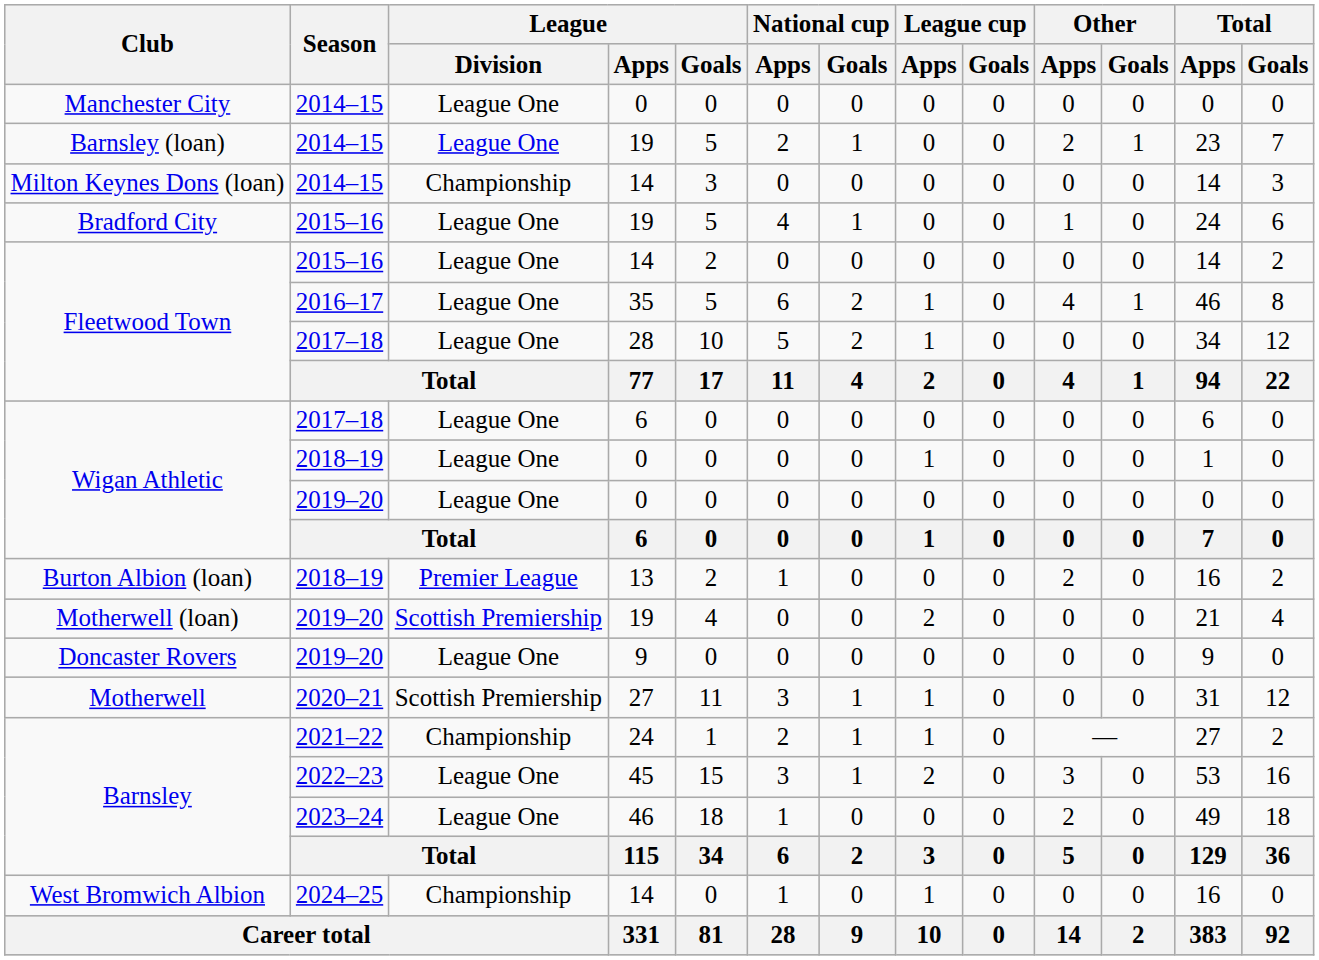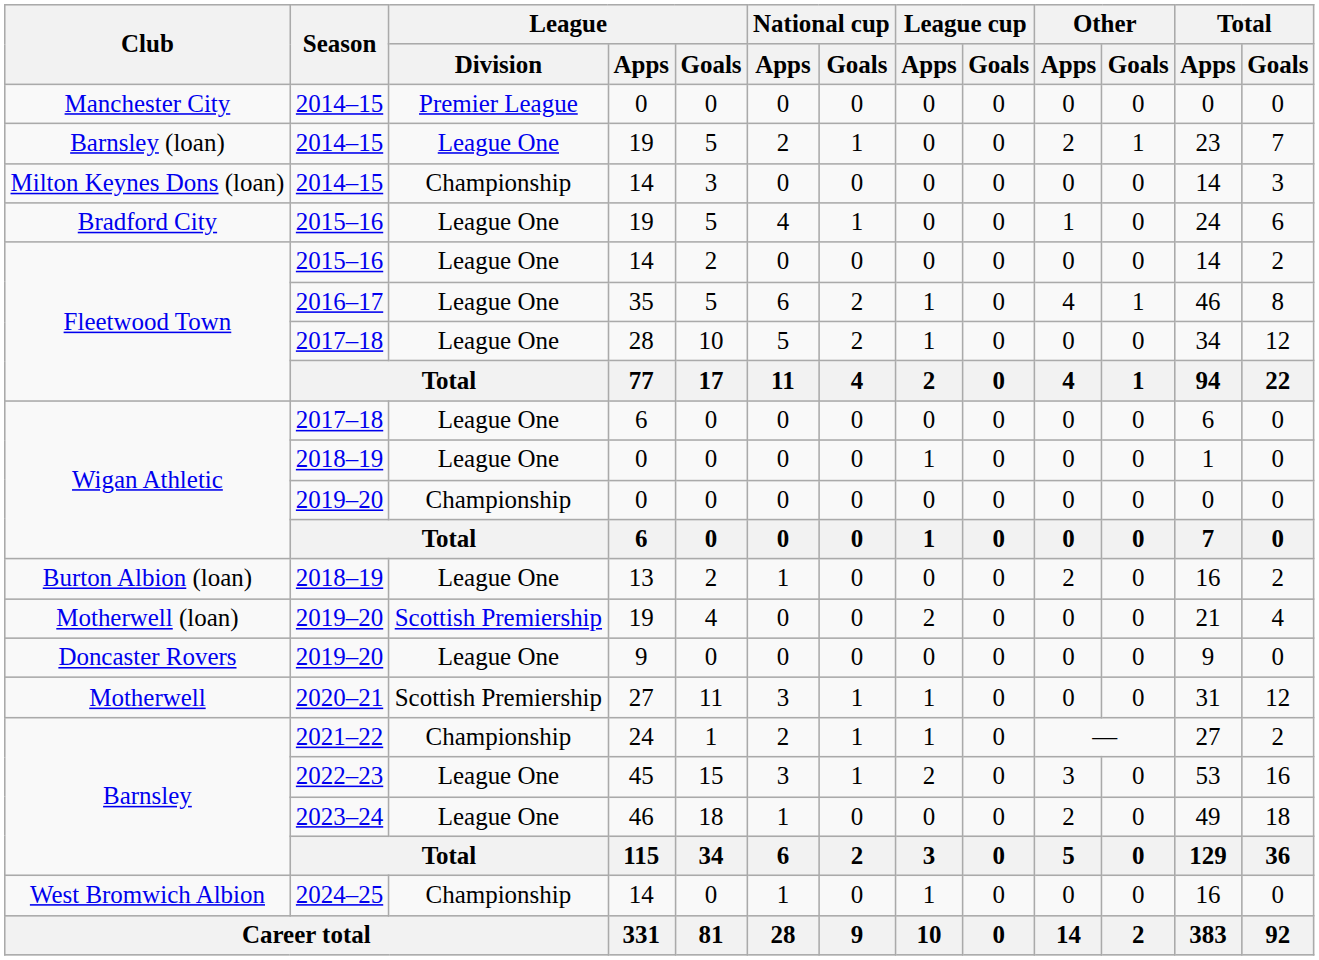(498, 103) League One -> (498, 103) Premier League
(498, 499) League One -> (498, 499) Championship
(498, 578) Premier League -> (498, 578) League One
